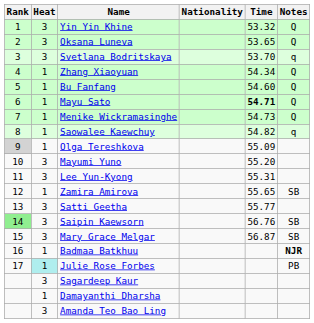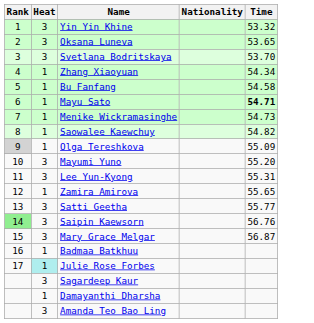- column: (294, 12)
(261, 87) 54.60 -> (261, 87) 54.58
